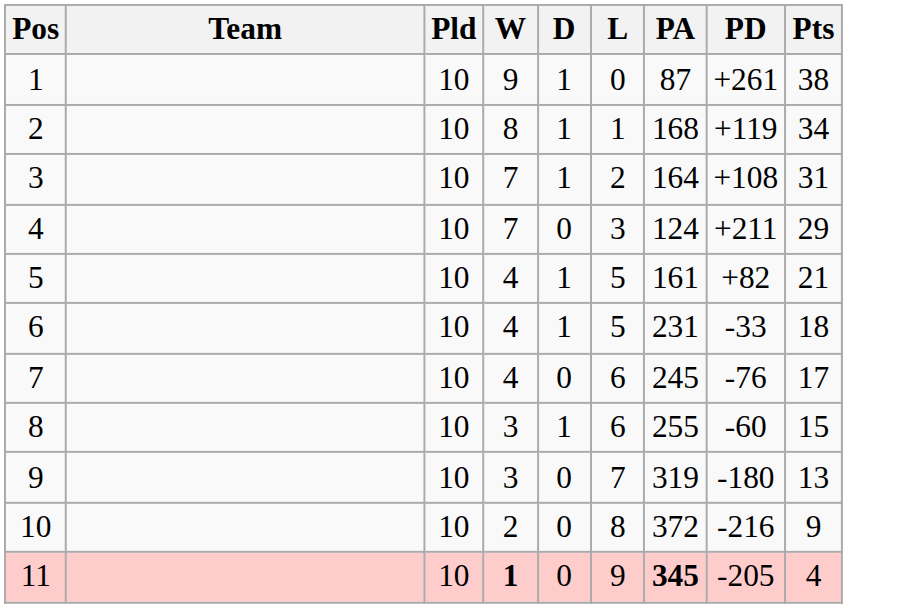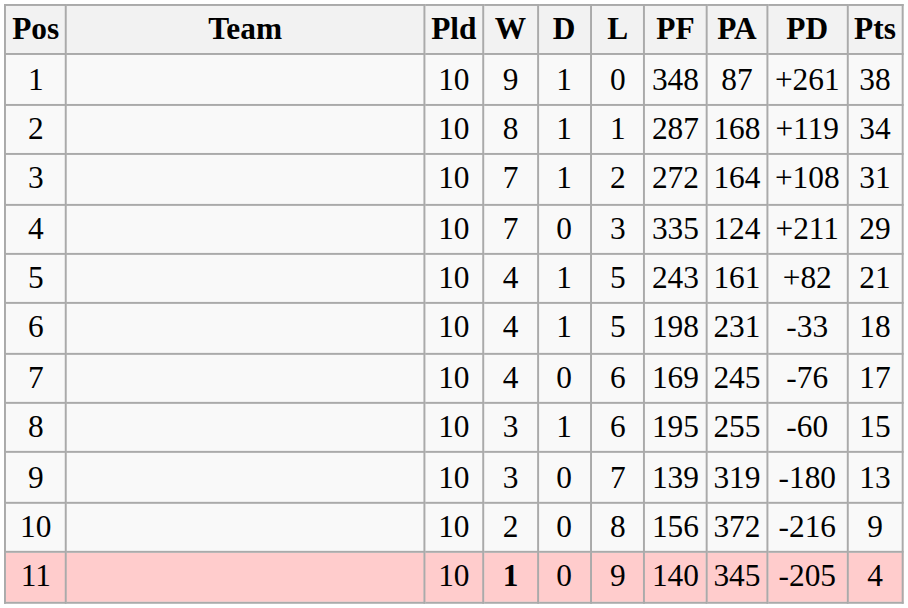+ column: (675, 29)
(675, 576) bold -> (737, 576) normal
